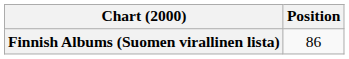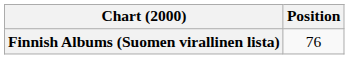(314, 41) 86 -> (314, 41) 76
